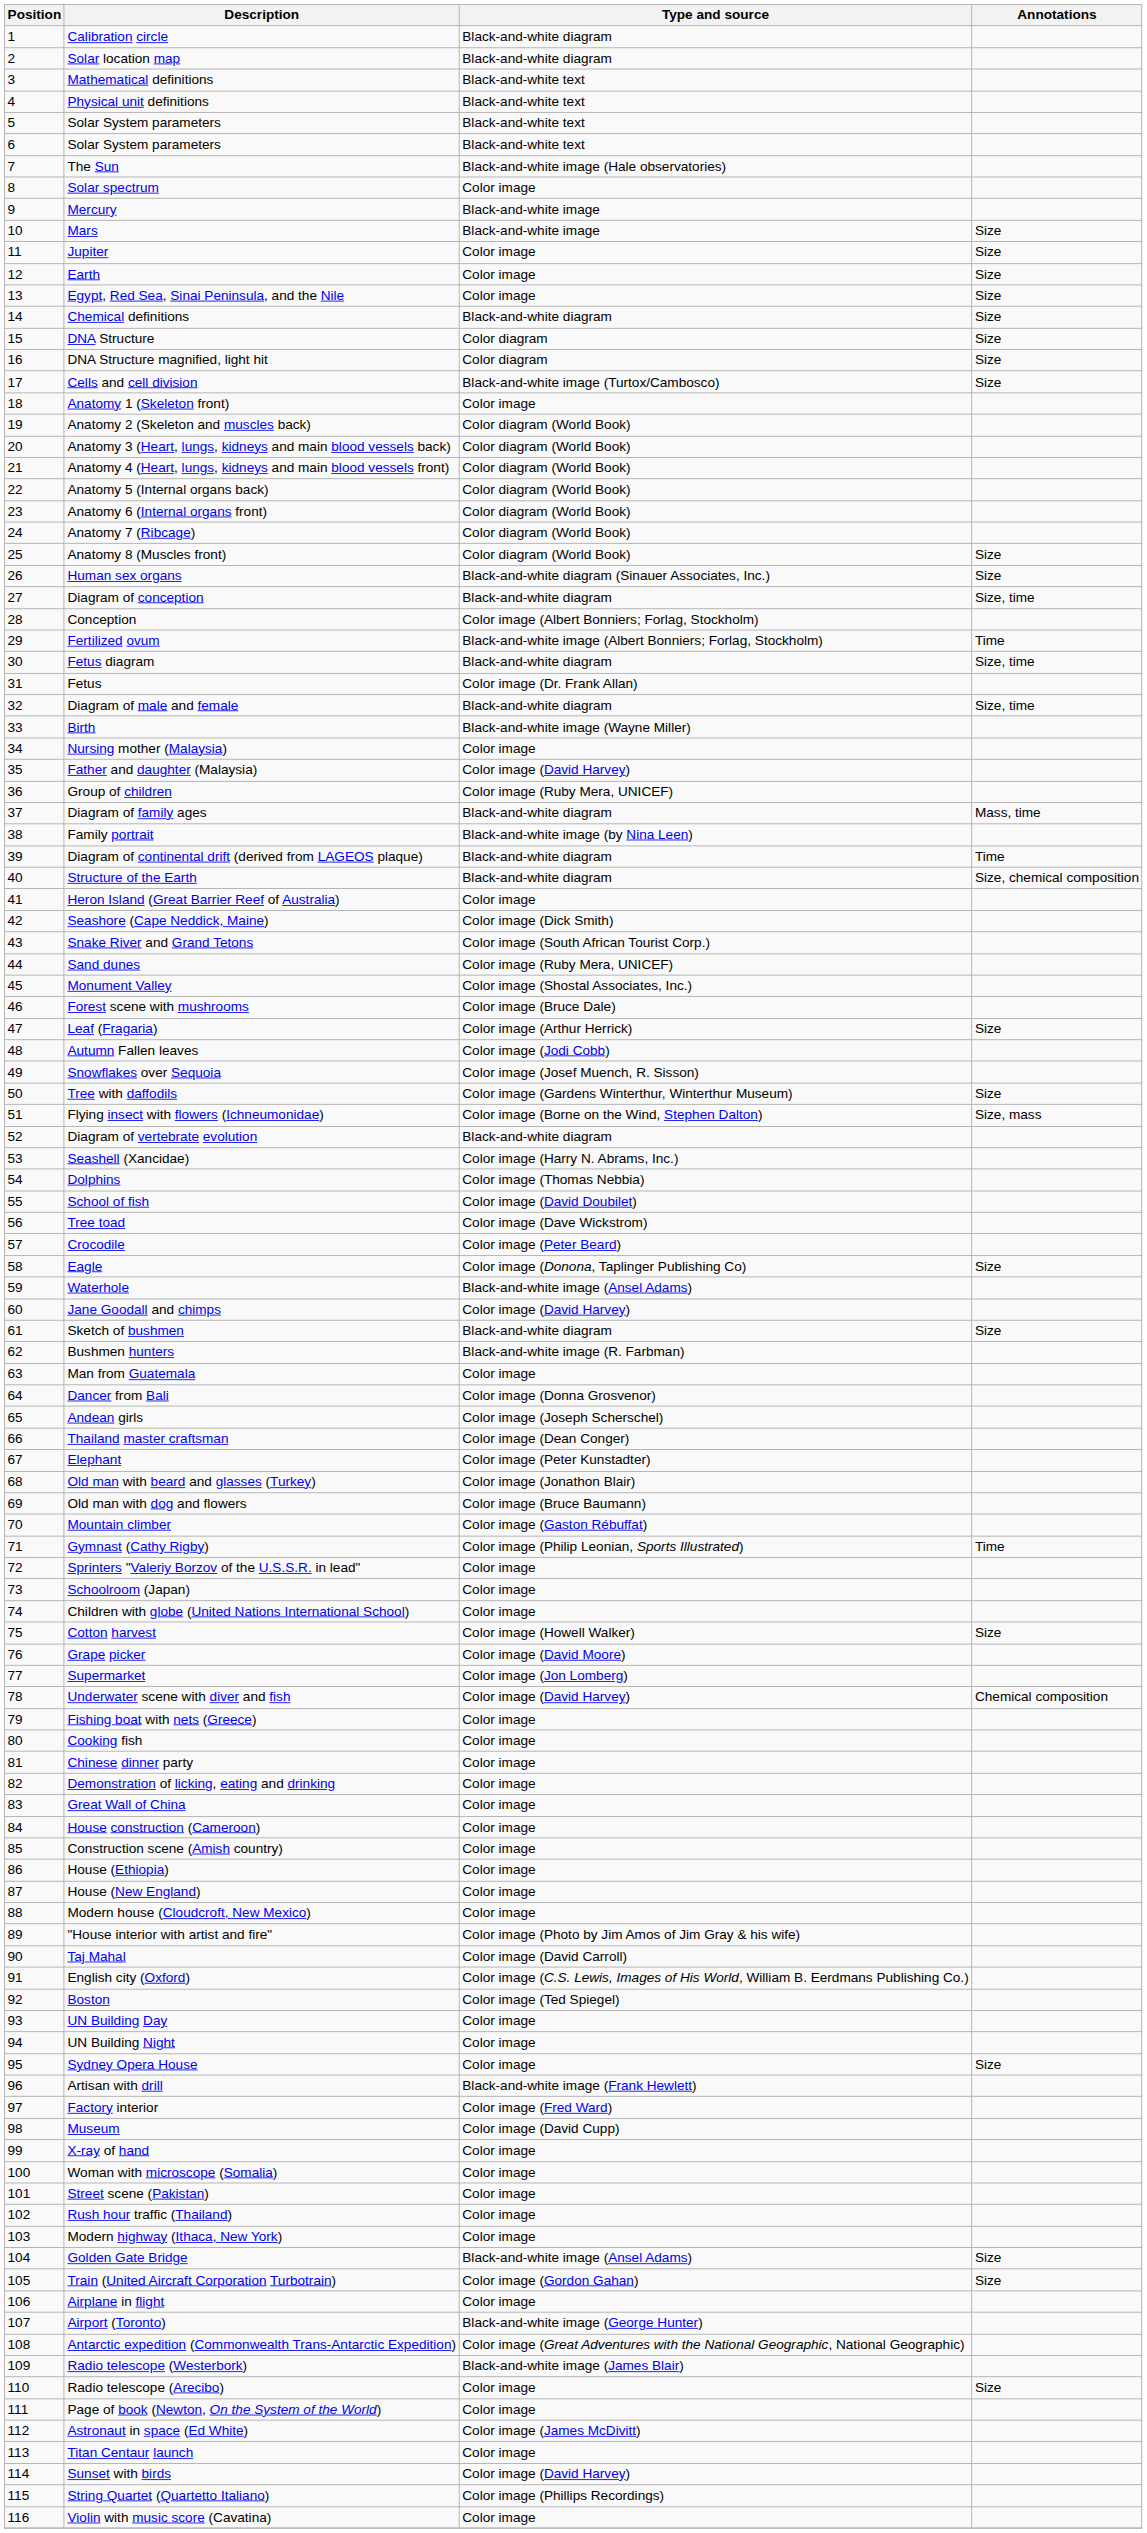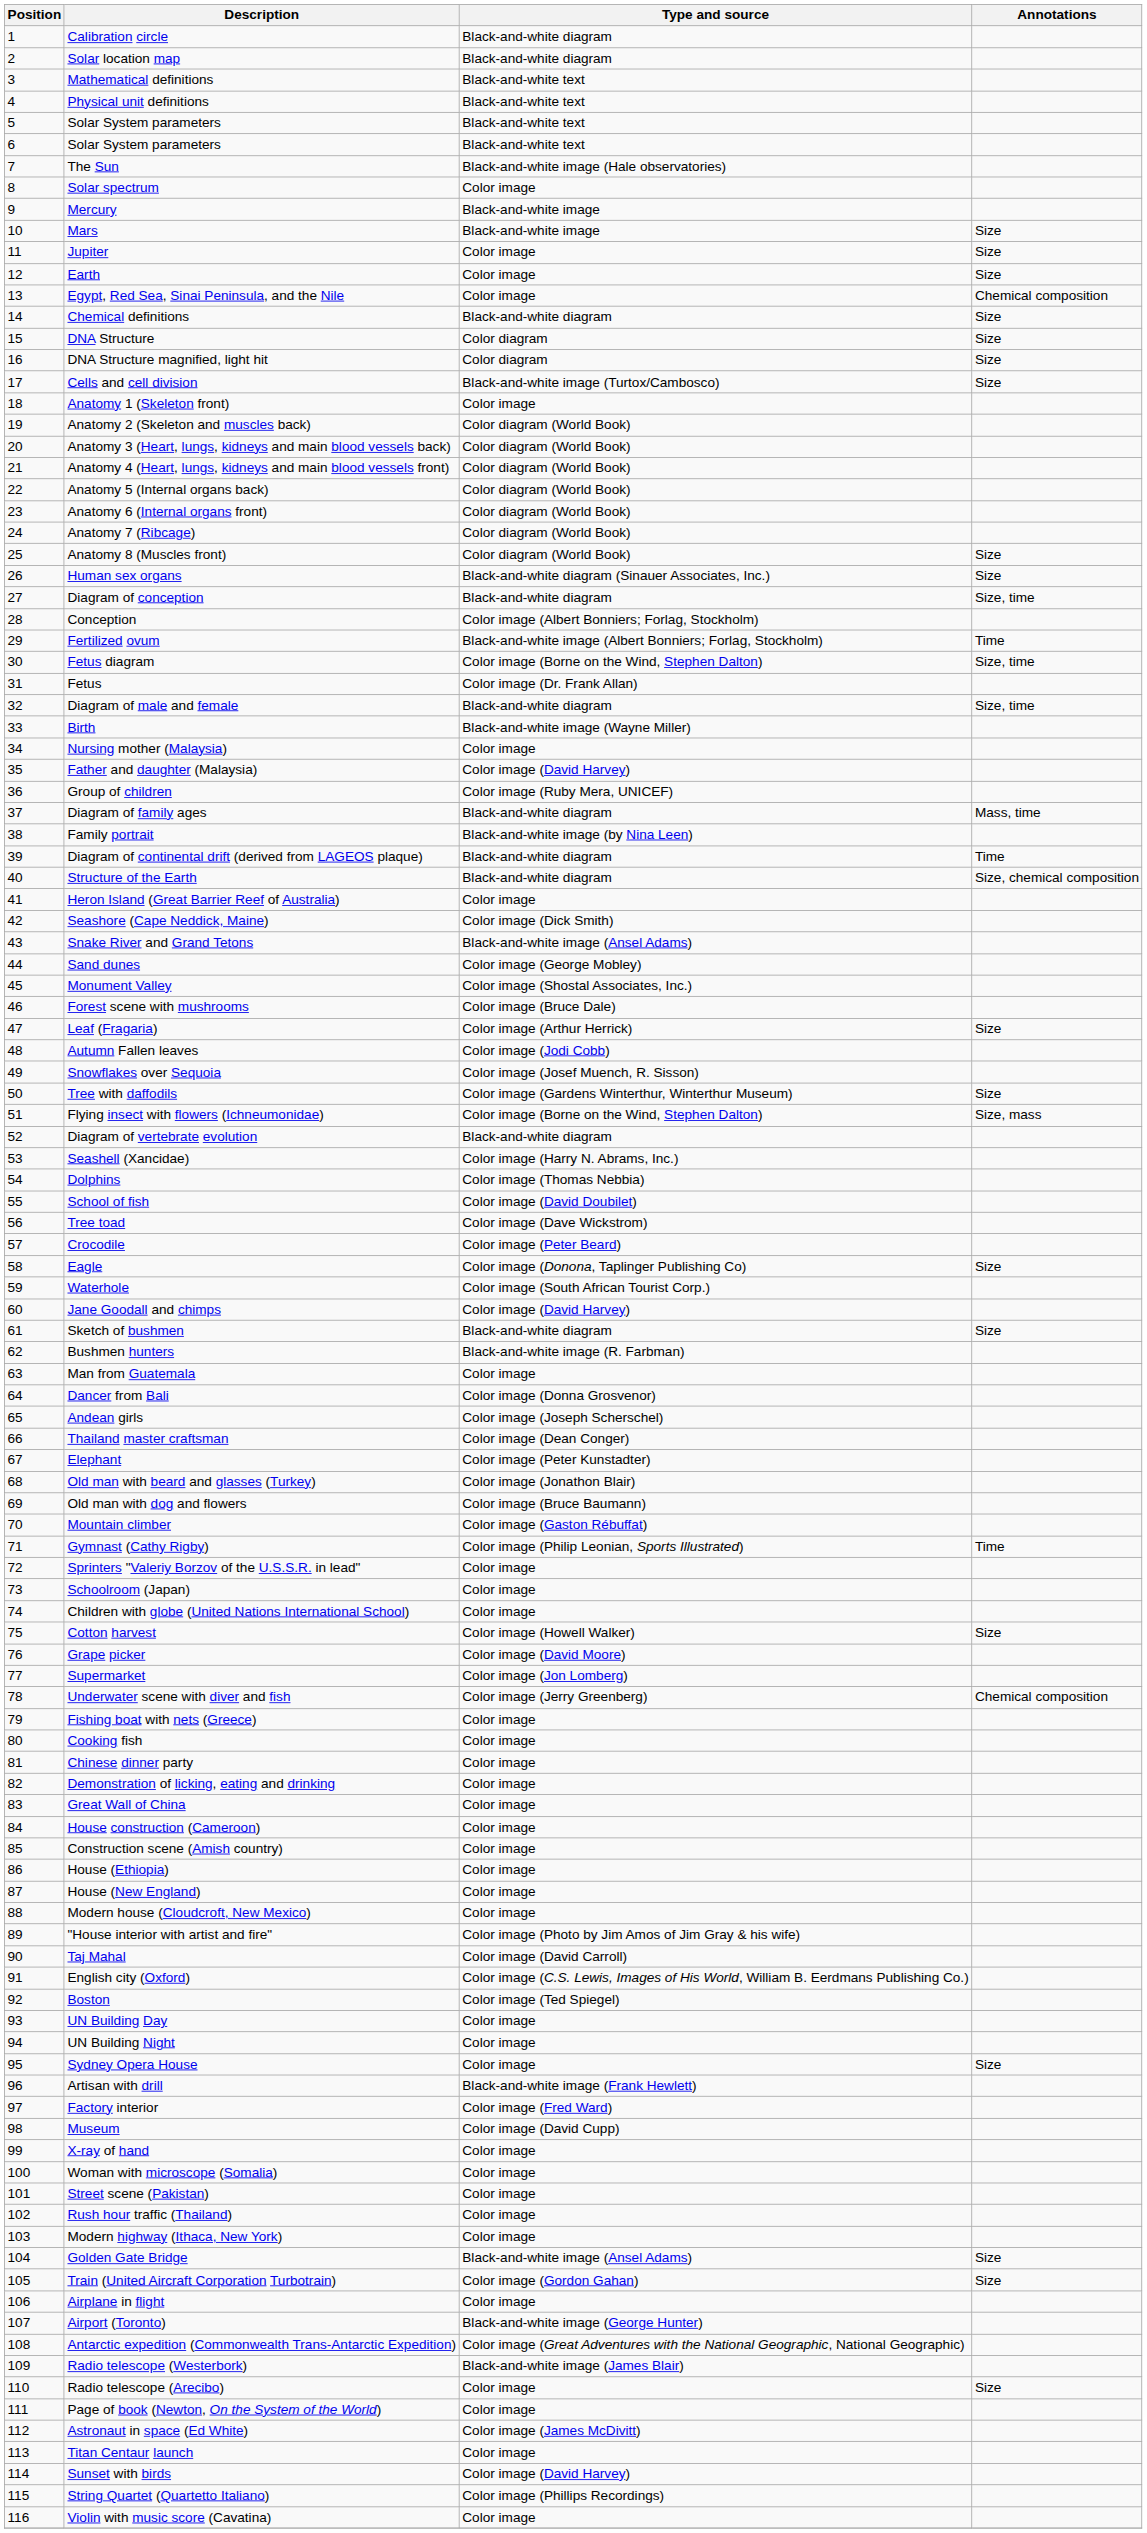(988, 295) Size -> (1041, 295) Chemical composition
(537, 662) Black-and-white diagram -> (612, 662) Color image (Borne on the Wind, Stephen Dalton)
(586, 942) Color image (South African Tourist Corp.) -> (577, 942) Black-and-white image (Ansel Adams)
(568, 964) Color image (Ruby Mera, UNICEF) -> (552, 964) Color image (George Mobley)
(577, 1287) Black-and-white image (Ansel Adams) -> (586, 1287) Color image (South African Tourist Corp.)
(546, 1697) Color image (David Harvey) -> (555, 1697) Color image (Jerry Greenberg)
